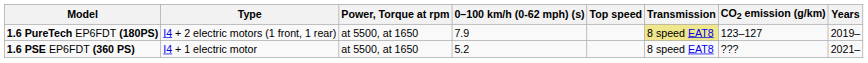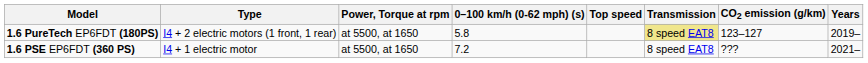(462, 33) 7.9 -> (462, 33) 5.8
(462, 50) 5.2 -> (462, 50) 7.2
